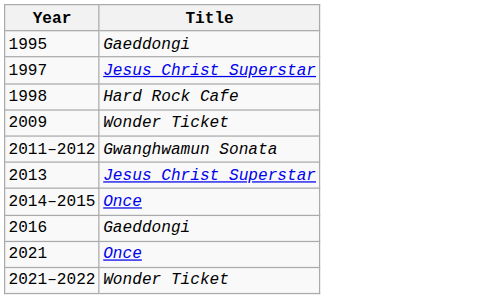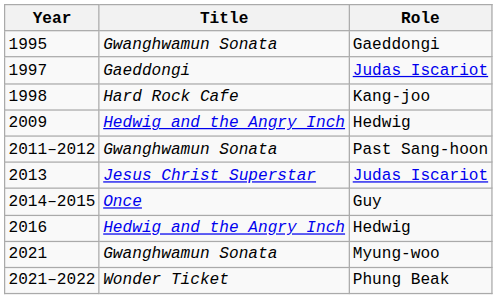+ column: (420, 18)
(147, 44) Gaeddongi -> (190, 44) Gwanghwamun Sonata
(210, 70) Jesus Christ Superstar -> (147, 70) Gaeddongi
(166, 123) Wonder Ticket -> (224, 123) Hedwig and the Angry Inch
(147, 228) Gaeddongi -> (224, 228) Hedwig and the Angry Inch
(123, 254) Once -> (190, 254) Gwanghwamun Sonata
